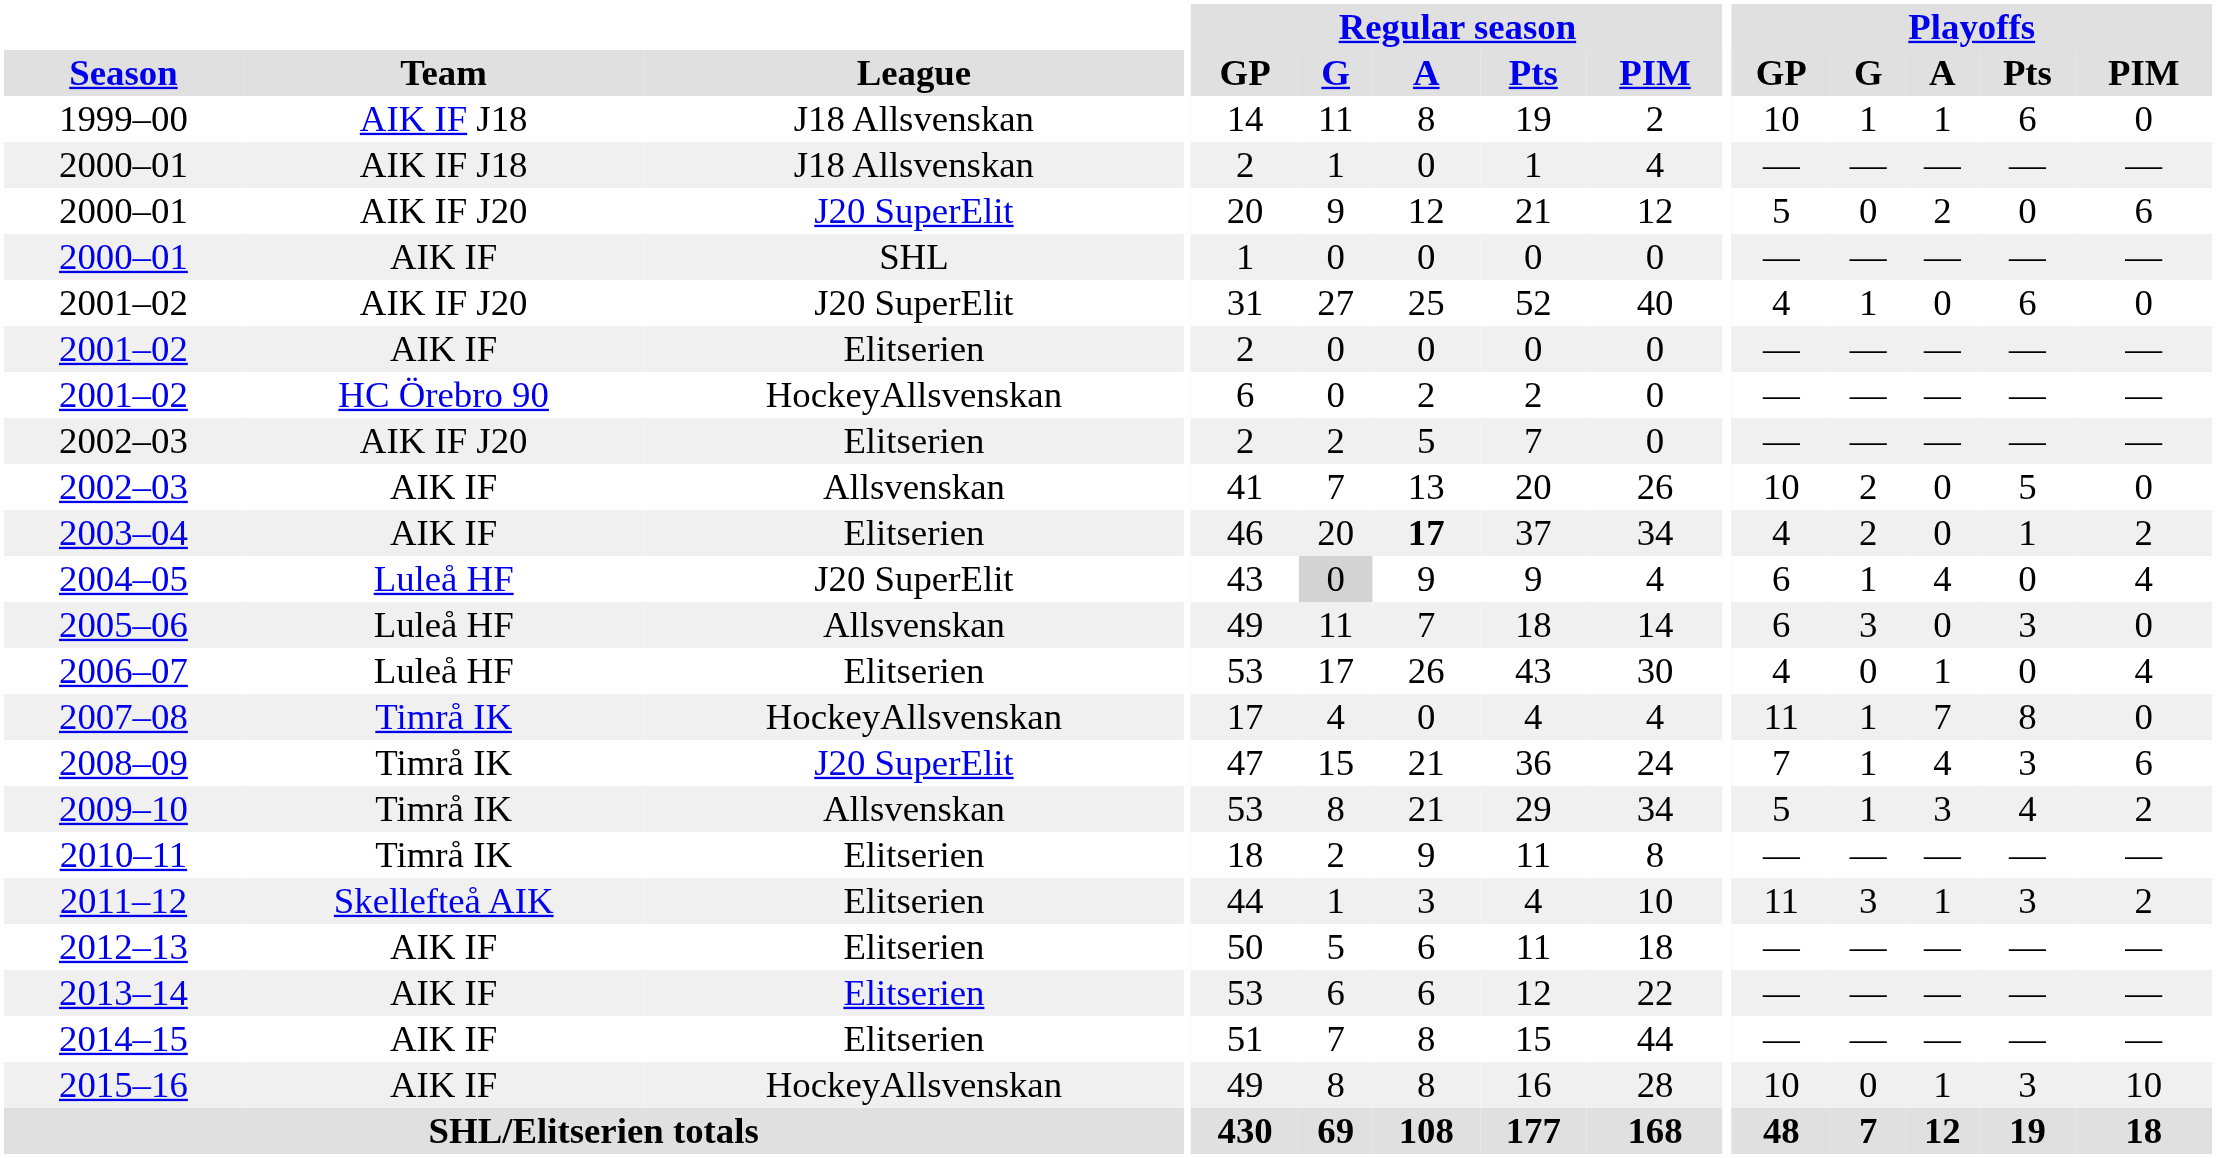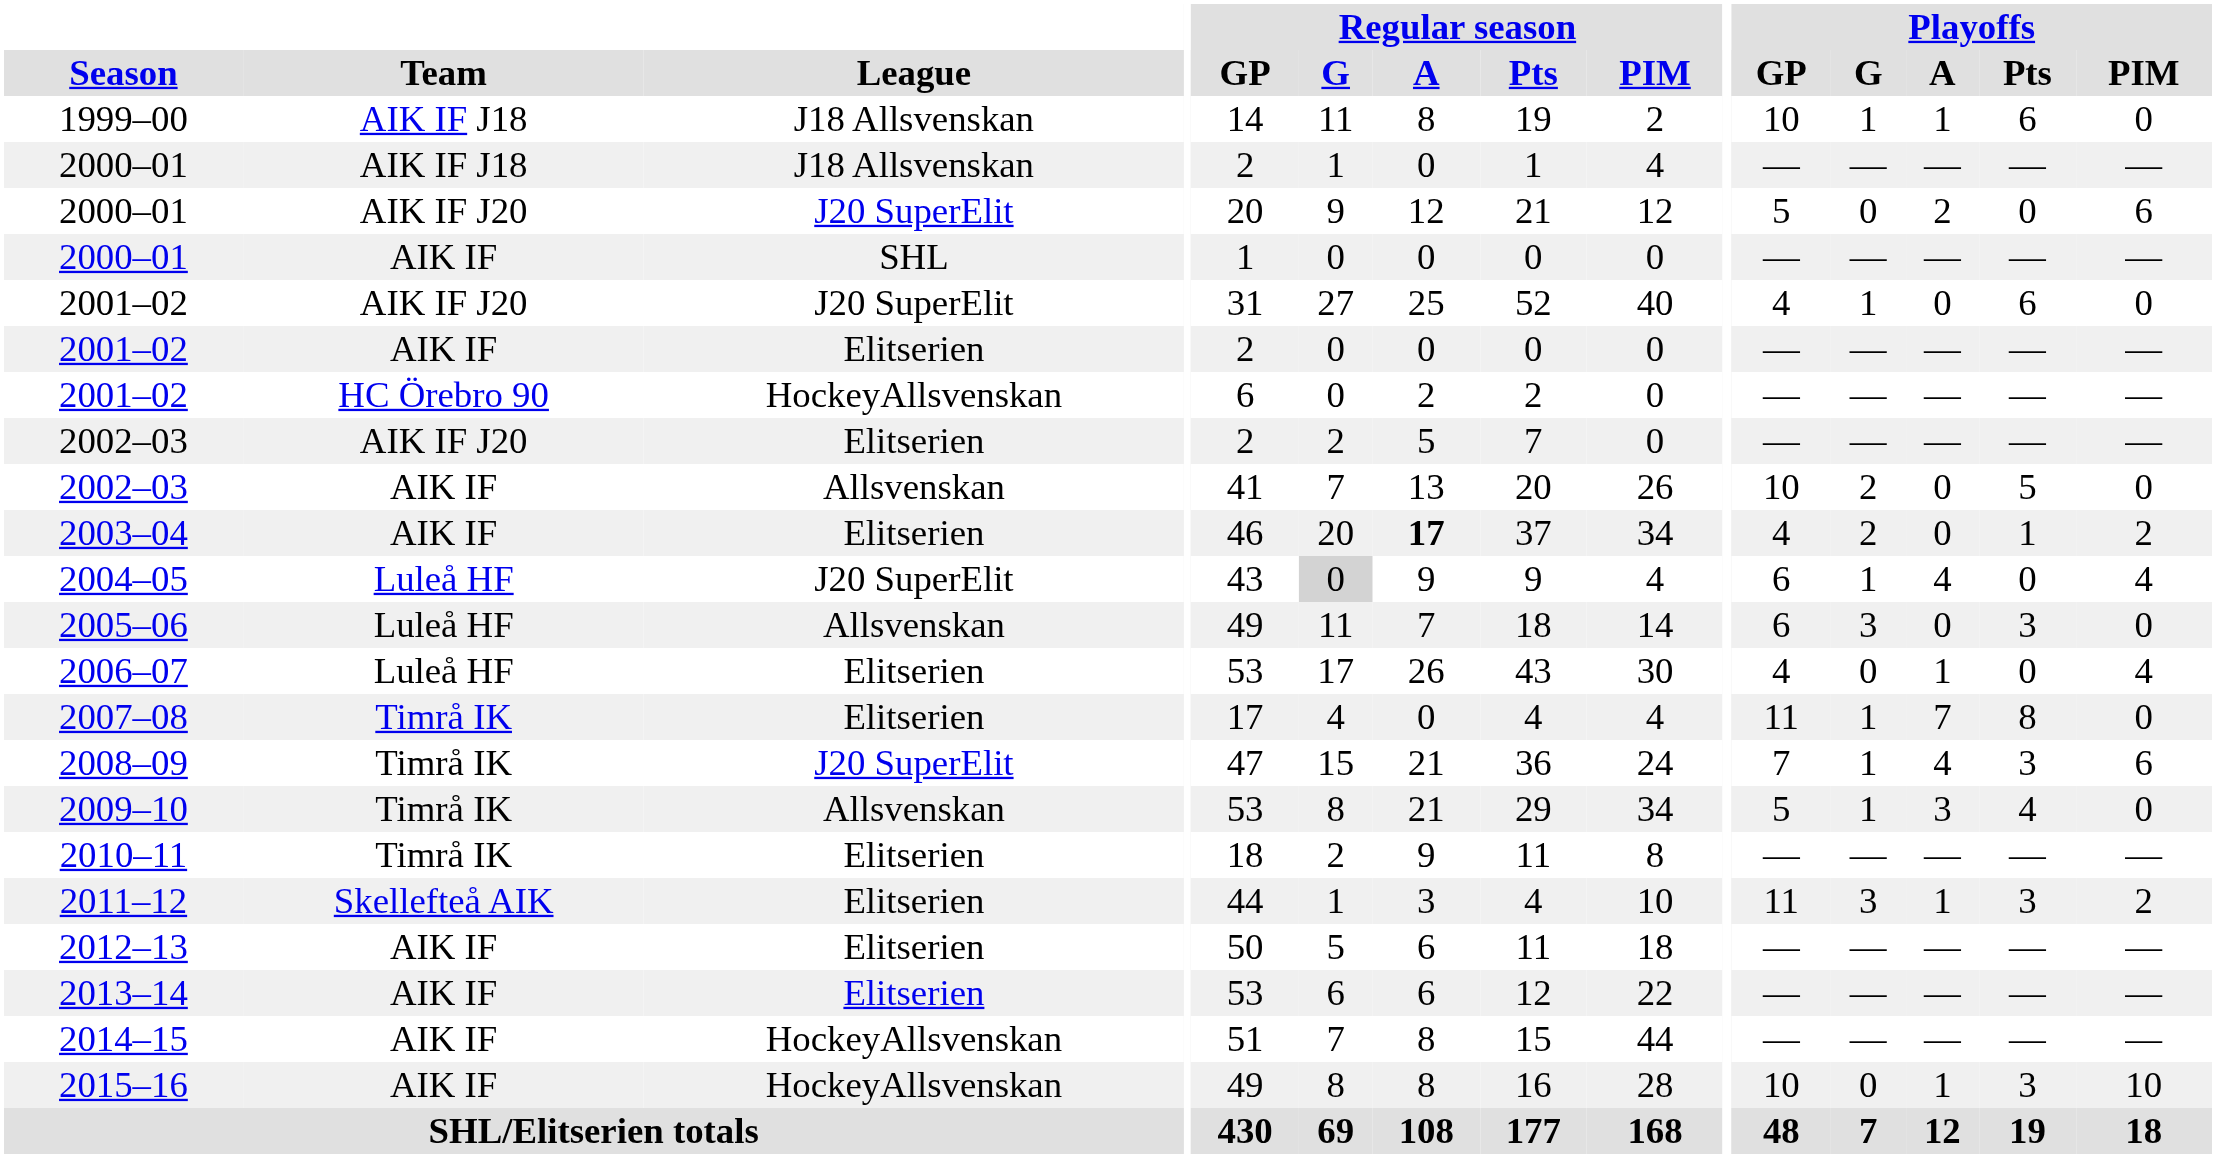(914, 716) HockeyAllsvenskan -> (914, 716) Elitserien
(2144, 808) 2 -> (2144, 808) 0
(914, 1038) Elitserien -> (914, 1038) HockeyAllsvenskan
